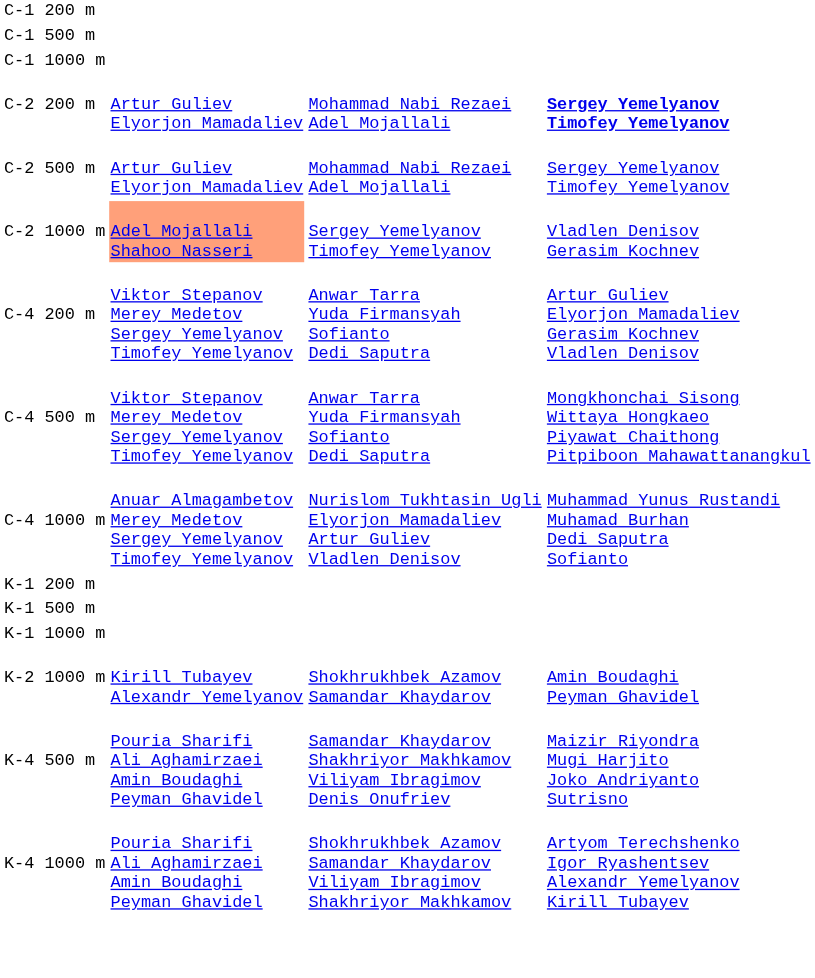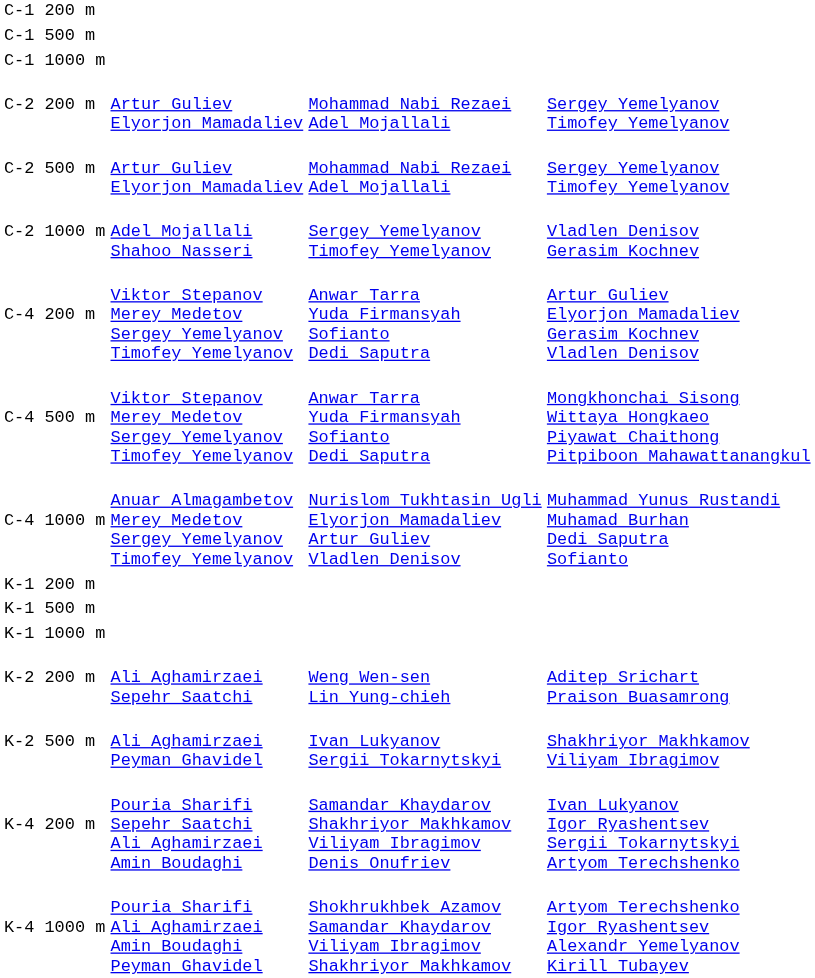(638, 114) bold -> (638, 114) normal
(182, 241) lightsalmon background -> (182, 241) no background
+ row: (50, 678)
+ row: (50, 741)
- row: (55, 678)
+ row: (50, 824)
- row: (50, 761)
